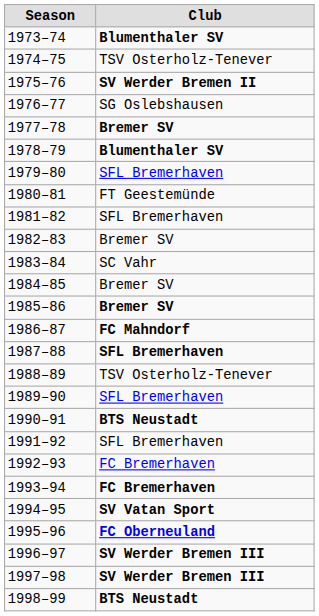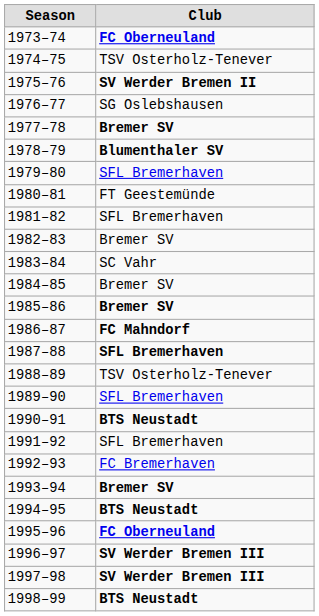(161, 38) Blumenthaler SV -> (157, 38) FC Oberneuland
(157, 487) FC Bremerhaven -> (136, 487) Bremer SV
(157, 510) SV Vatan Sport -> (149, 510) BTS Neustadt
